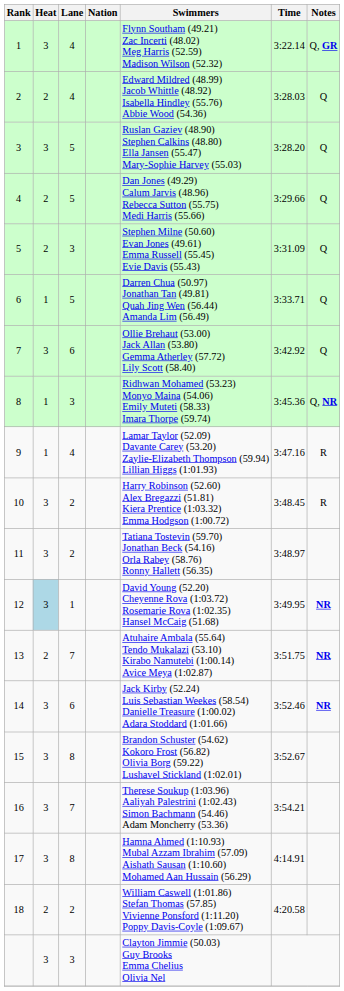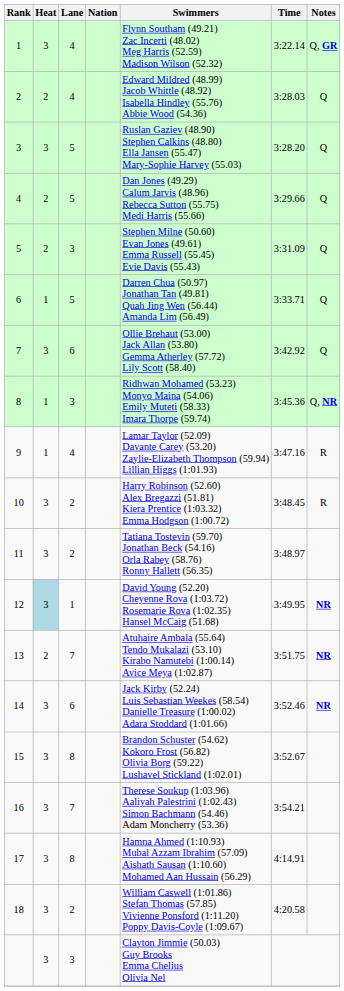(46, 909) 2 -> (46, 909) 3
